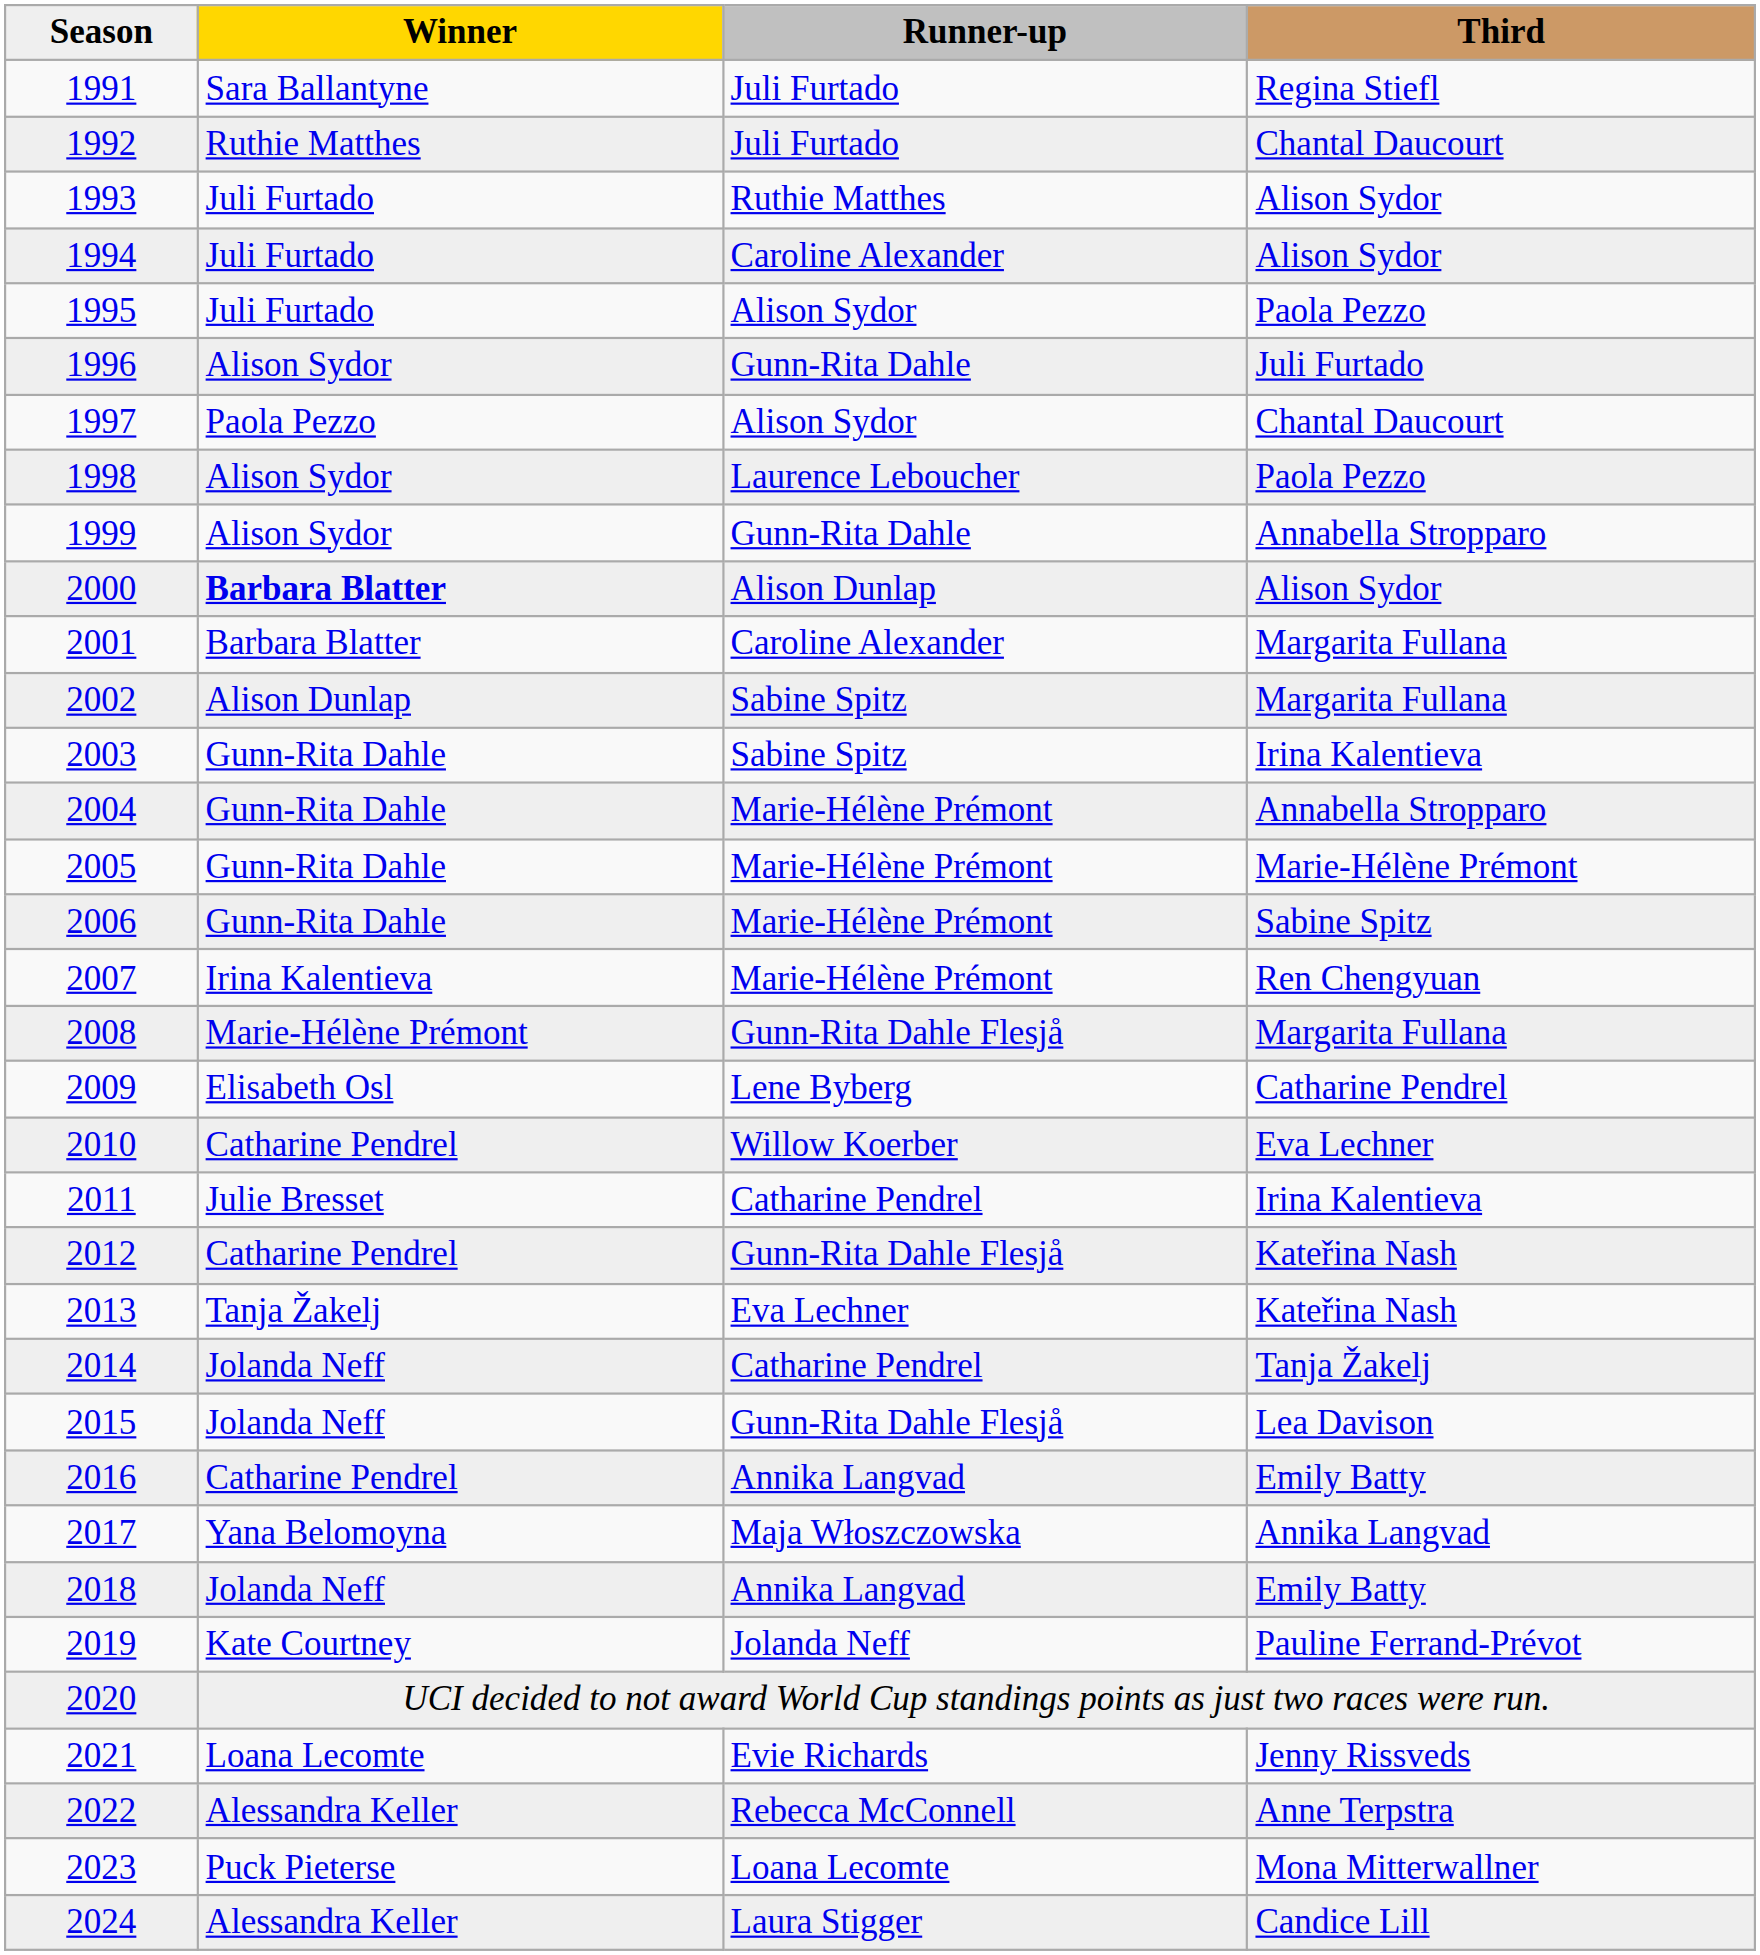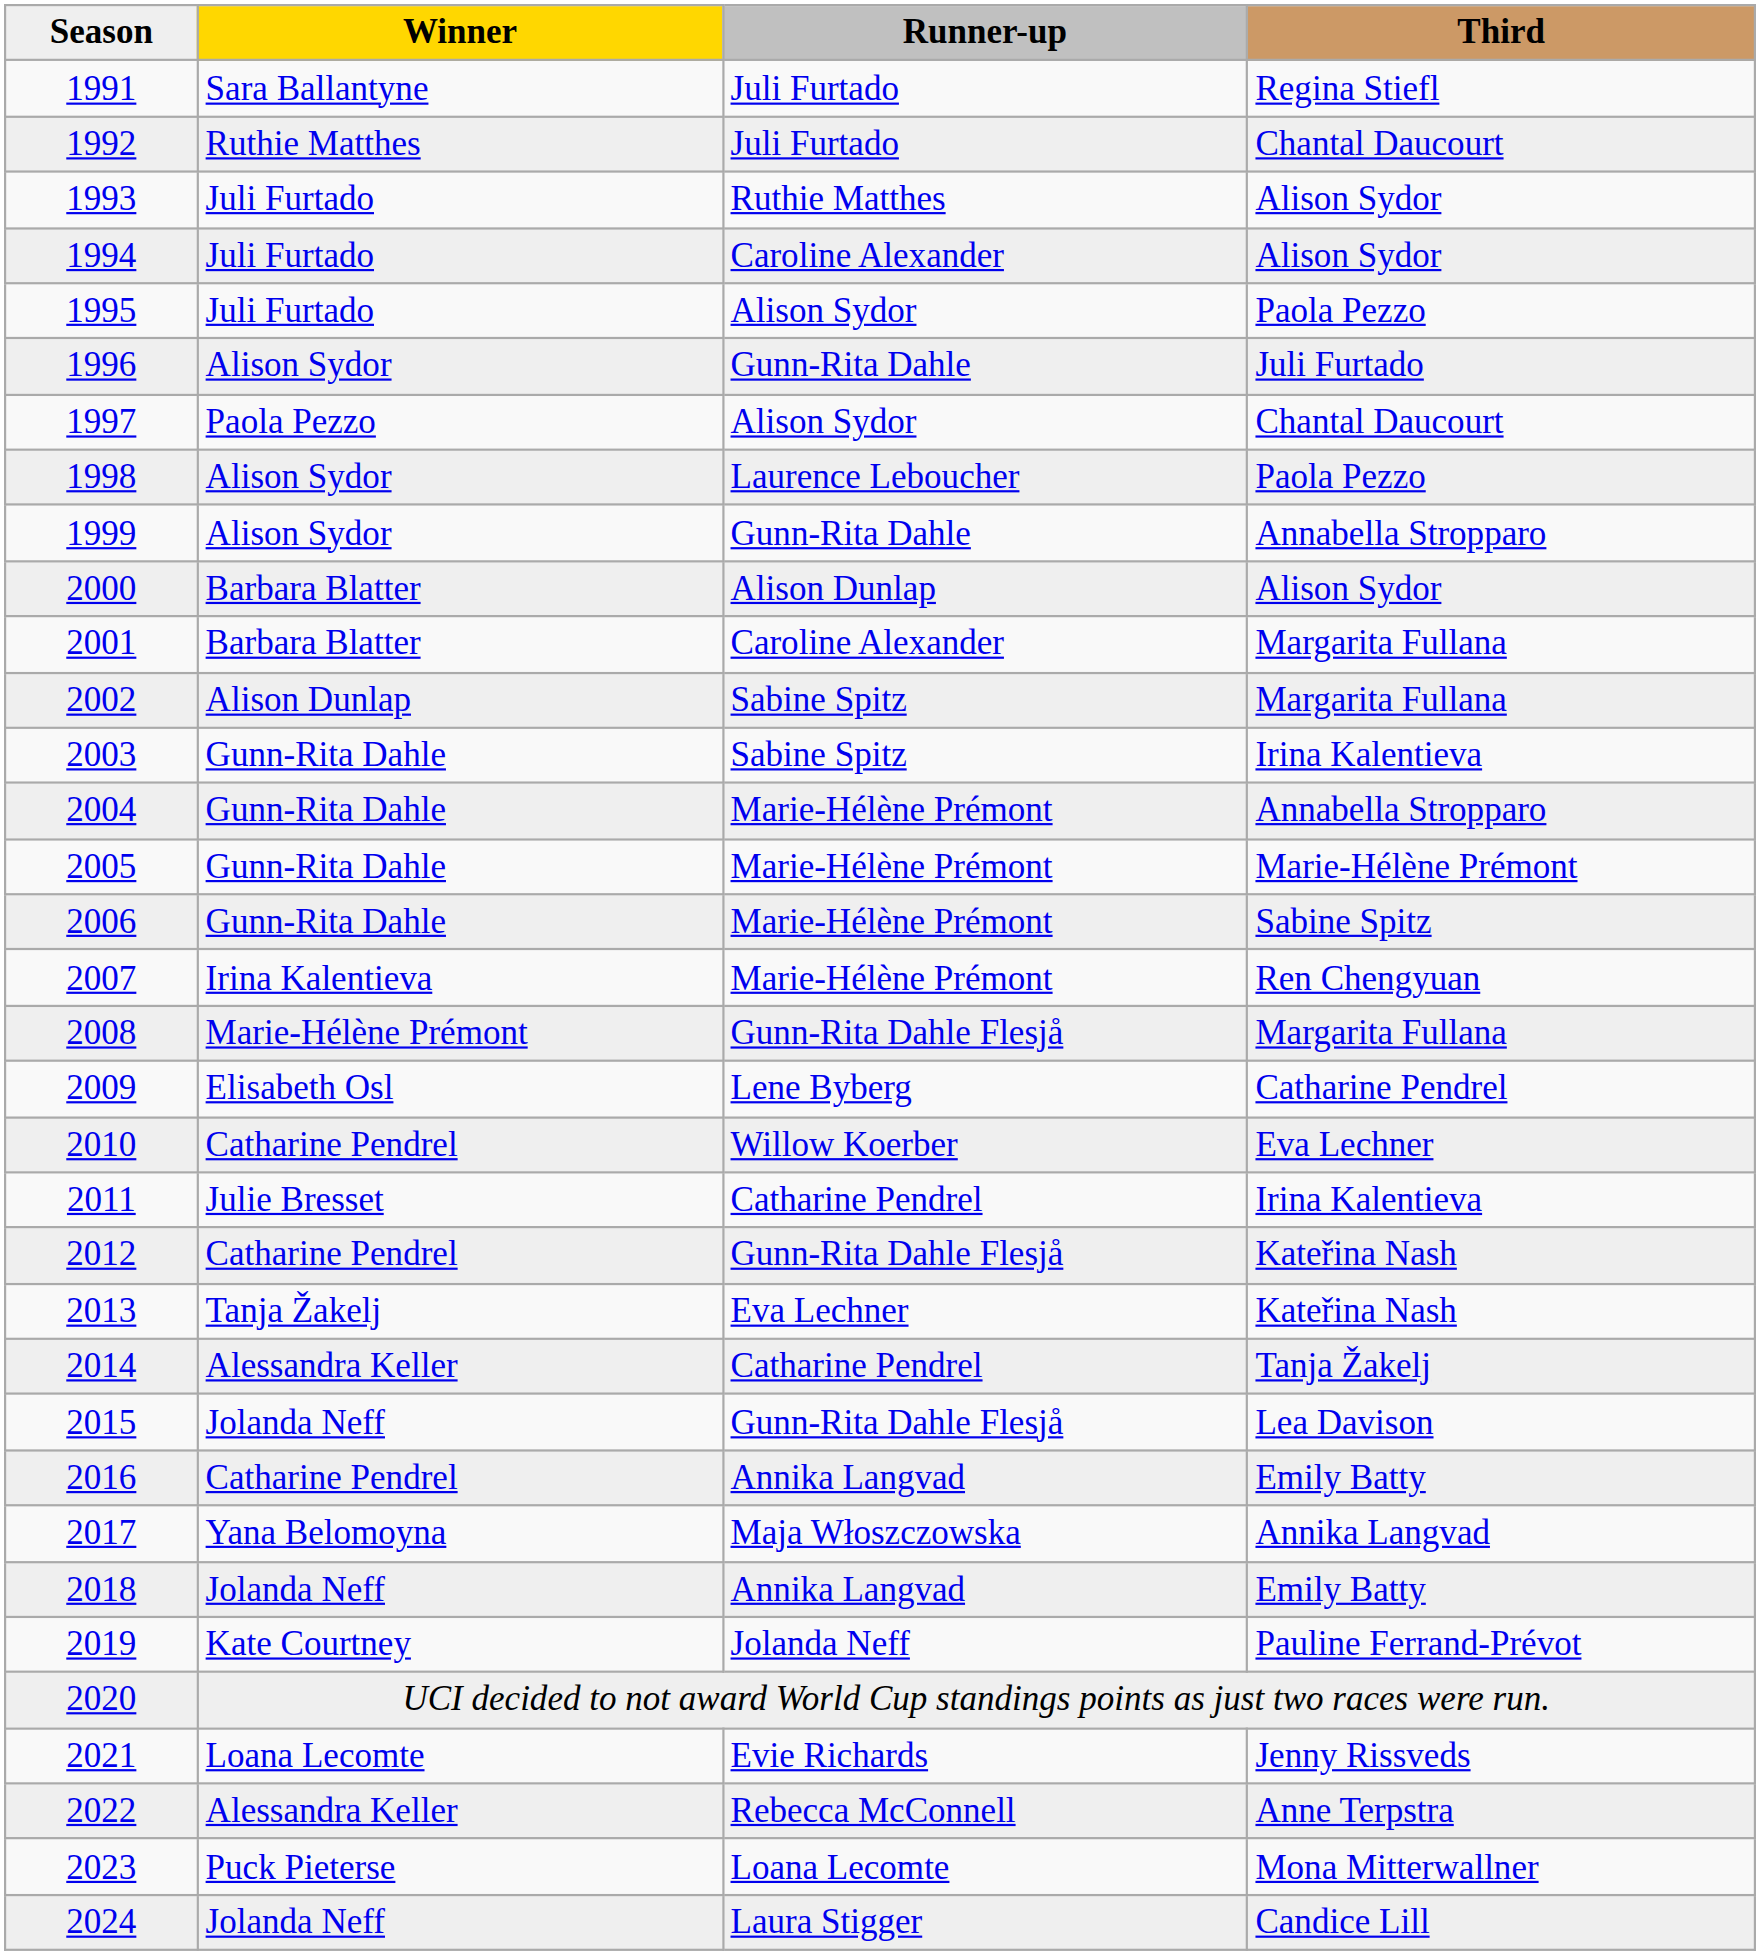(326, 587) bold -> (313, 587) normal
(295, 1365) Jolanda Neff -> (332, 1365) Alessandra Keller
(332, 1921) Alessandra Keller -> (295, 1921) Jolanda Neff
